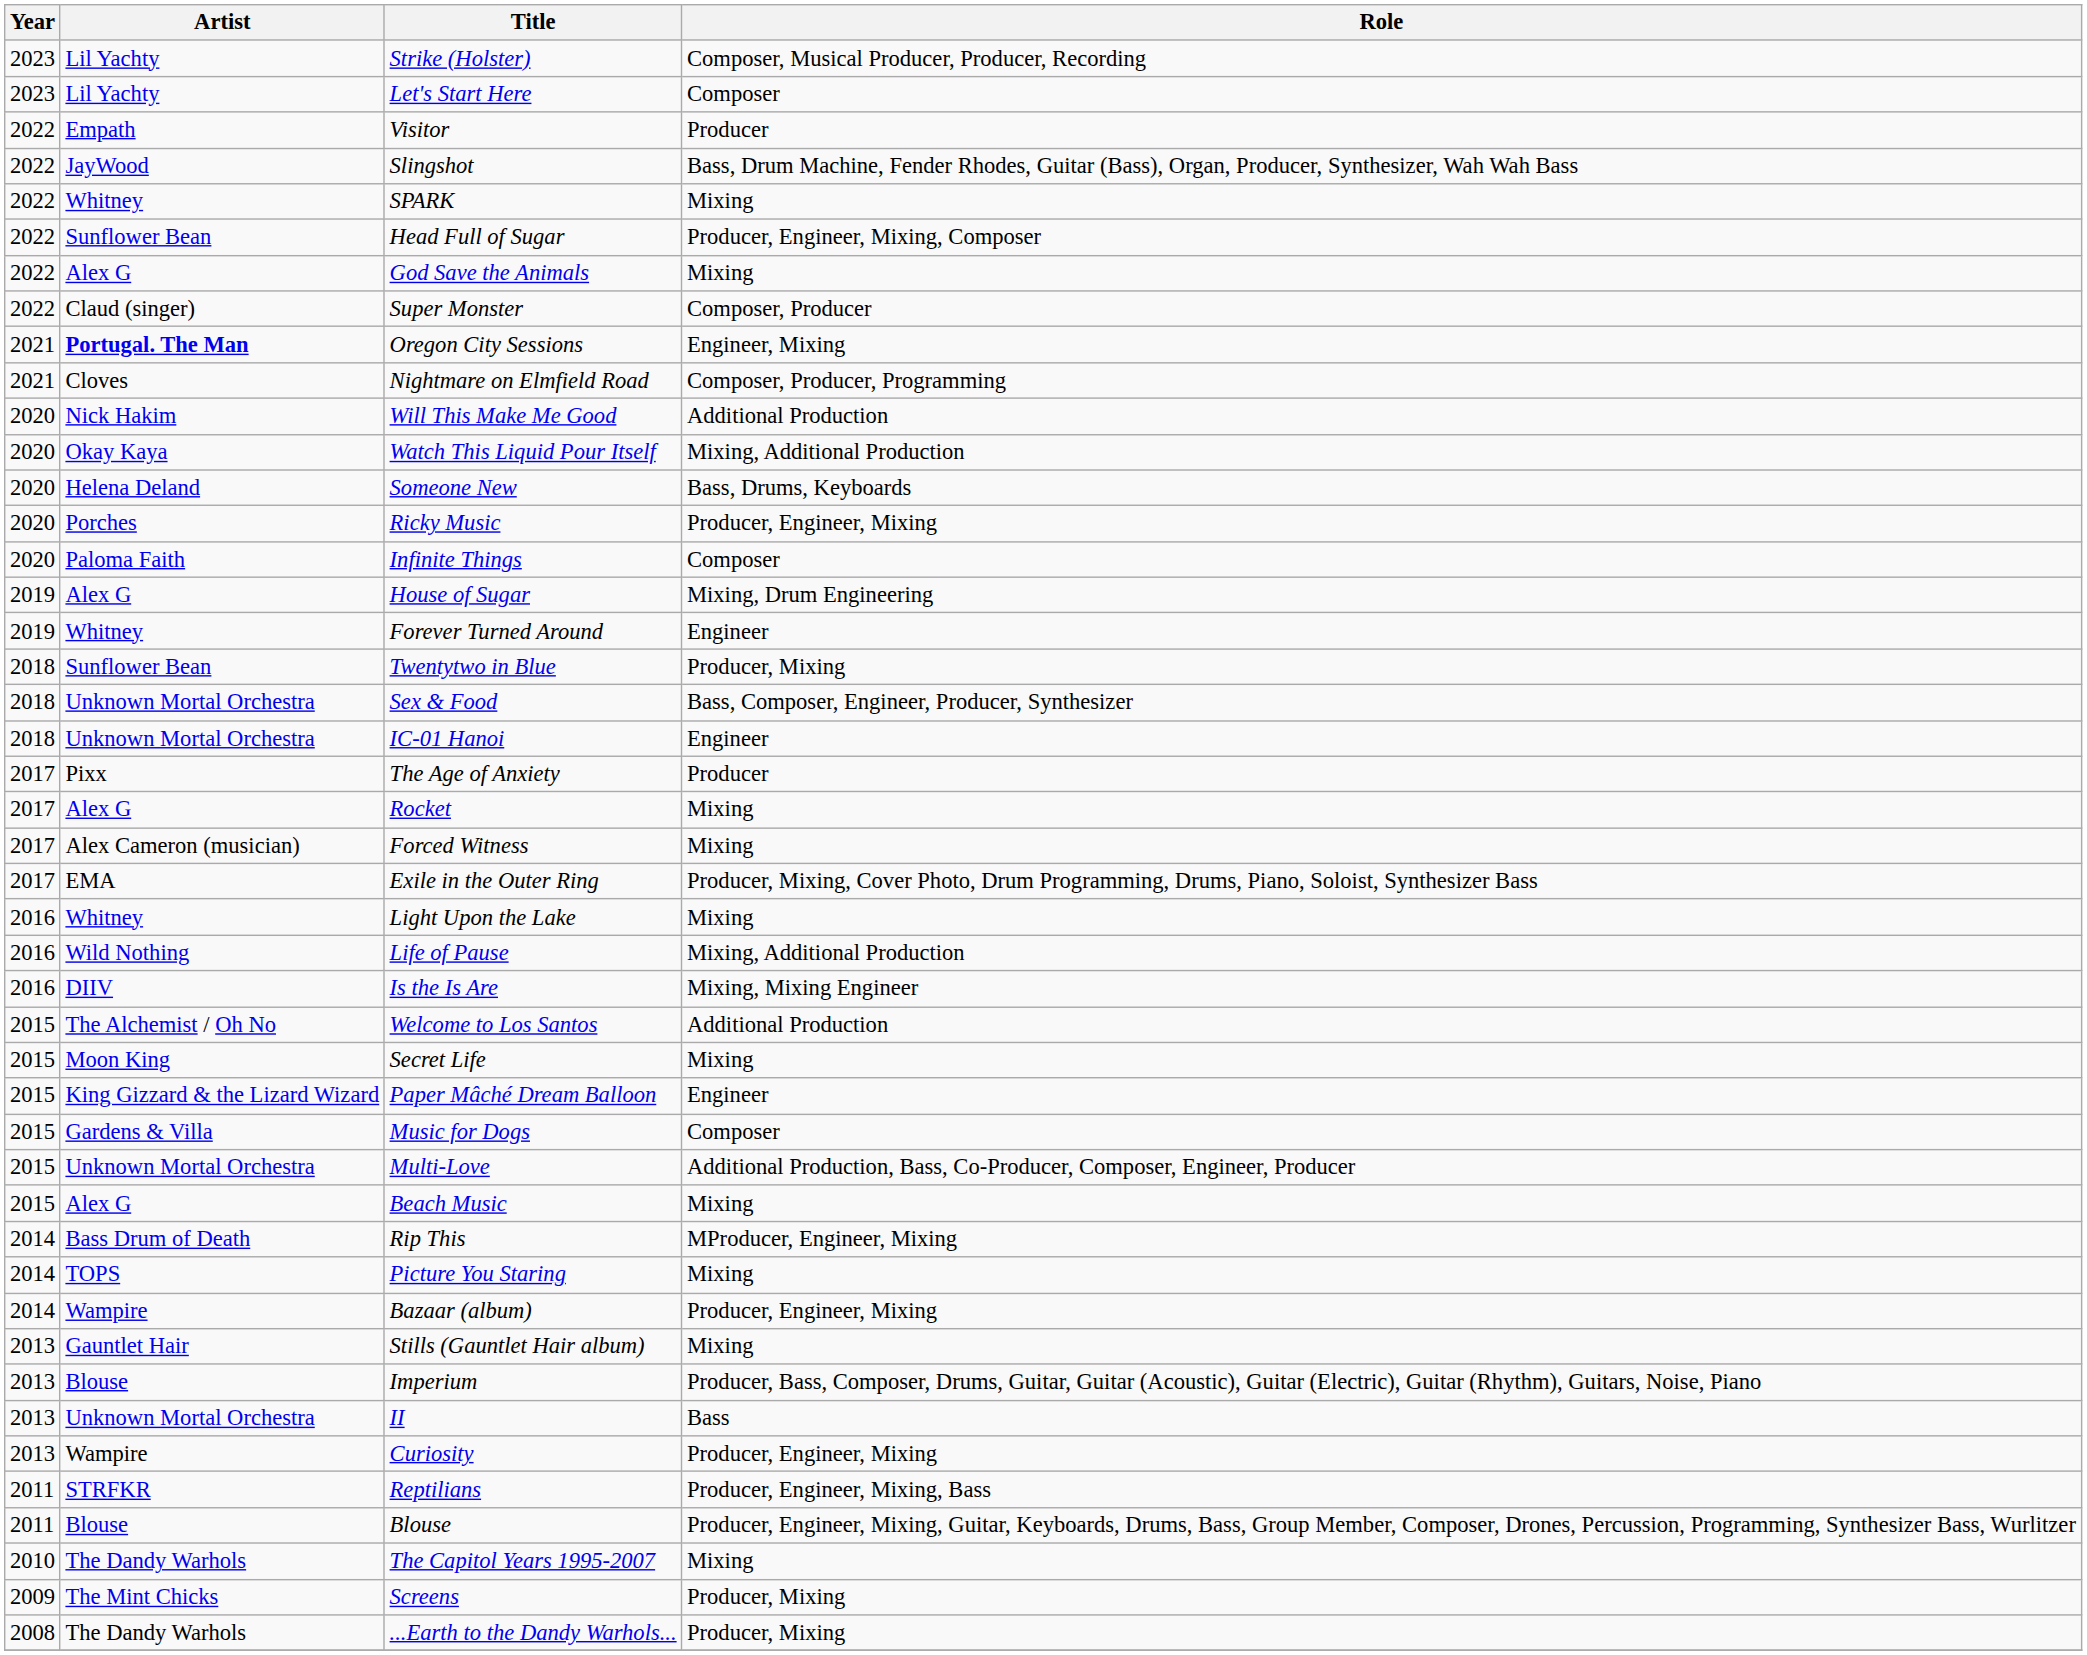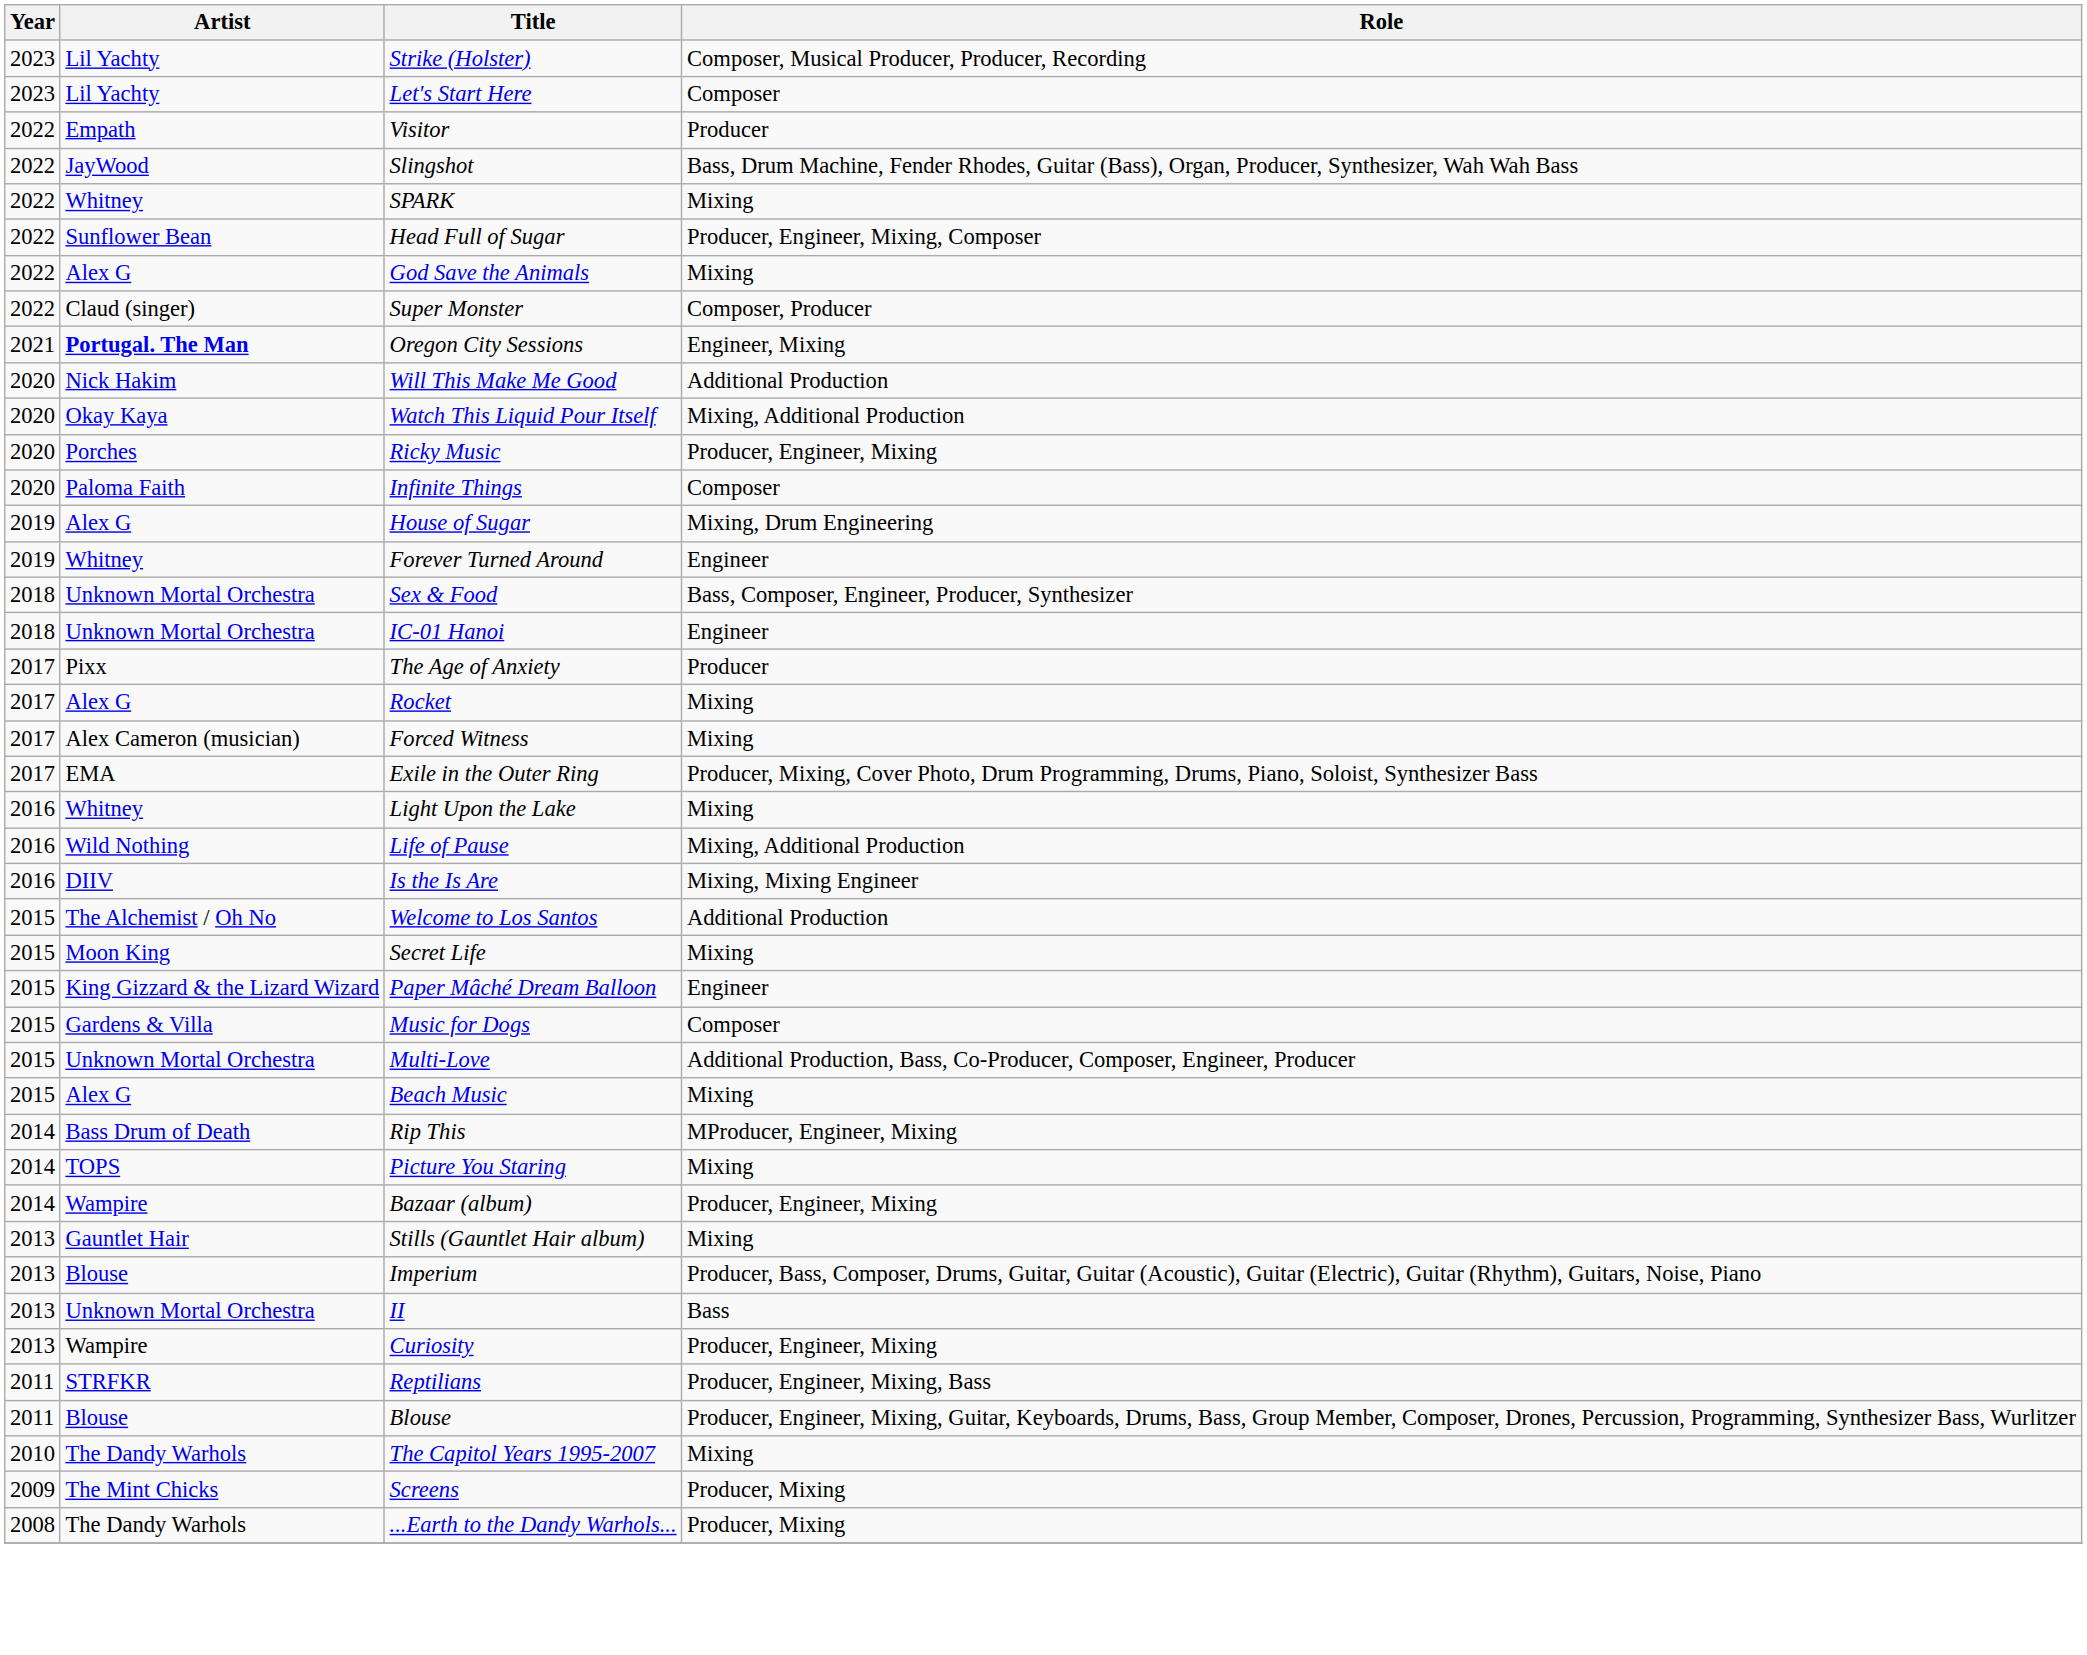- row: (519, 380)
- row: (453, 487)
- row: (473, 666)
